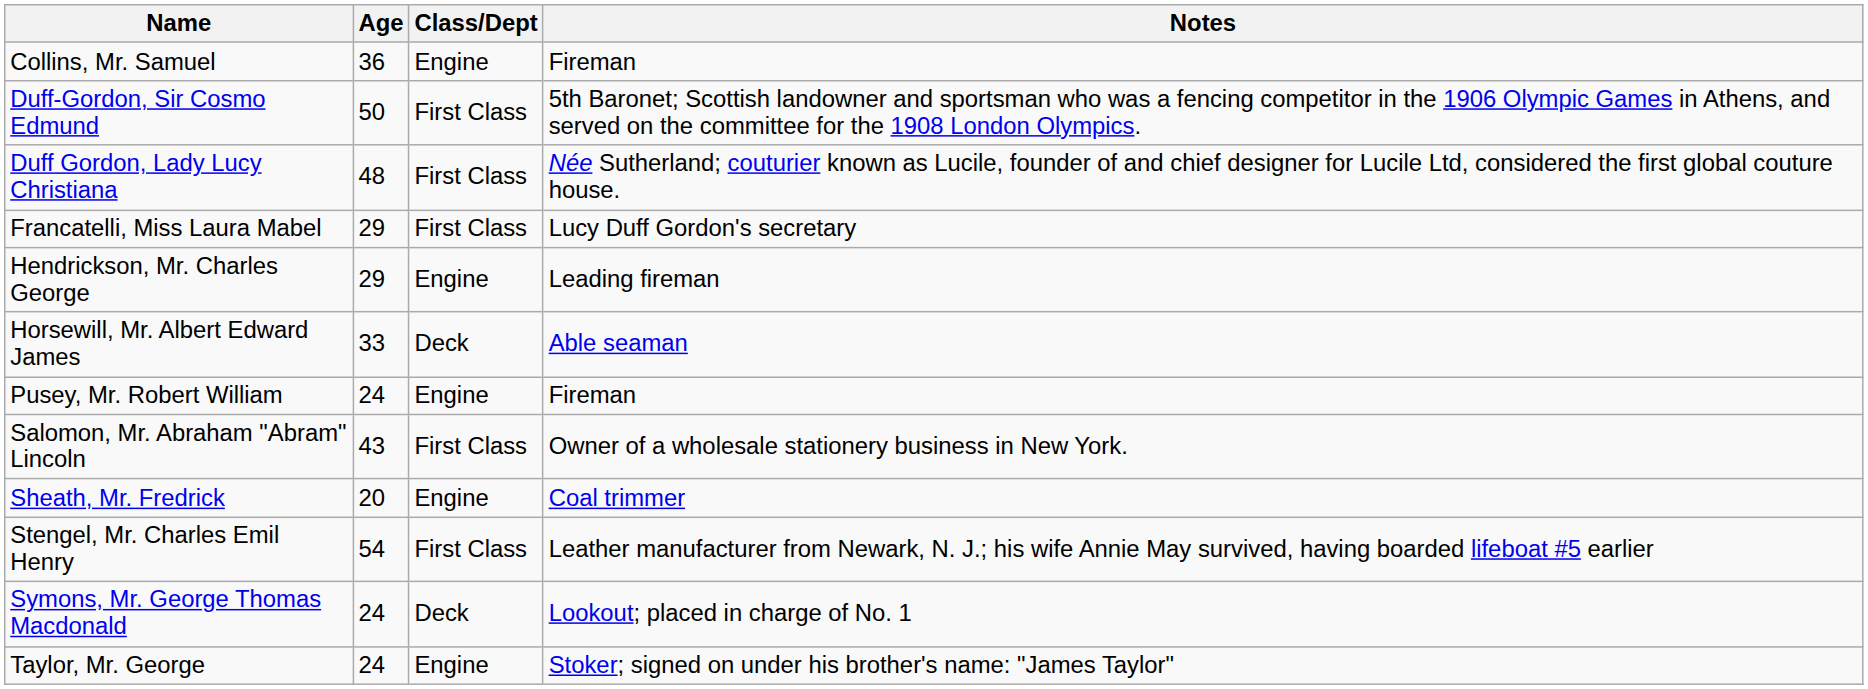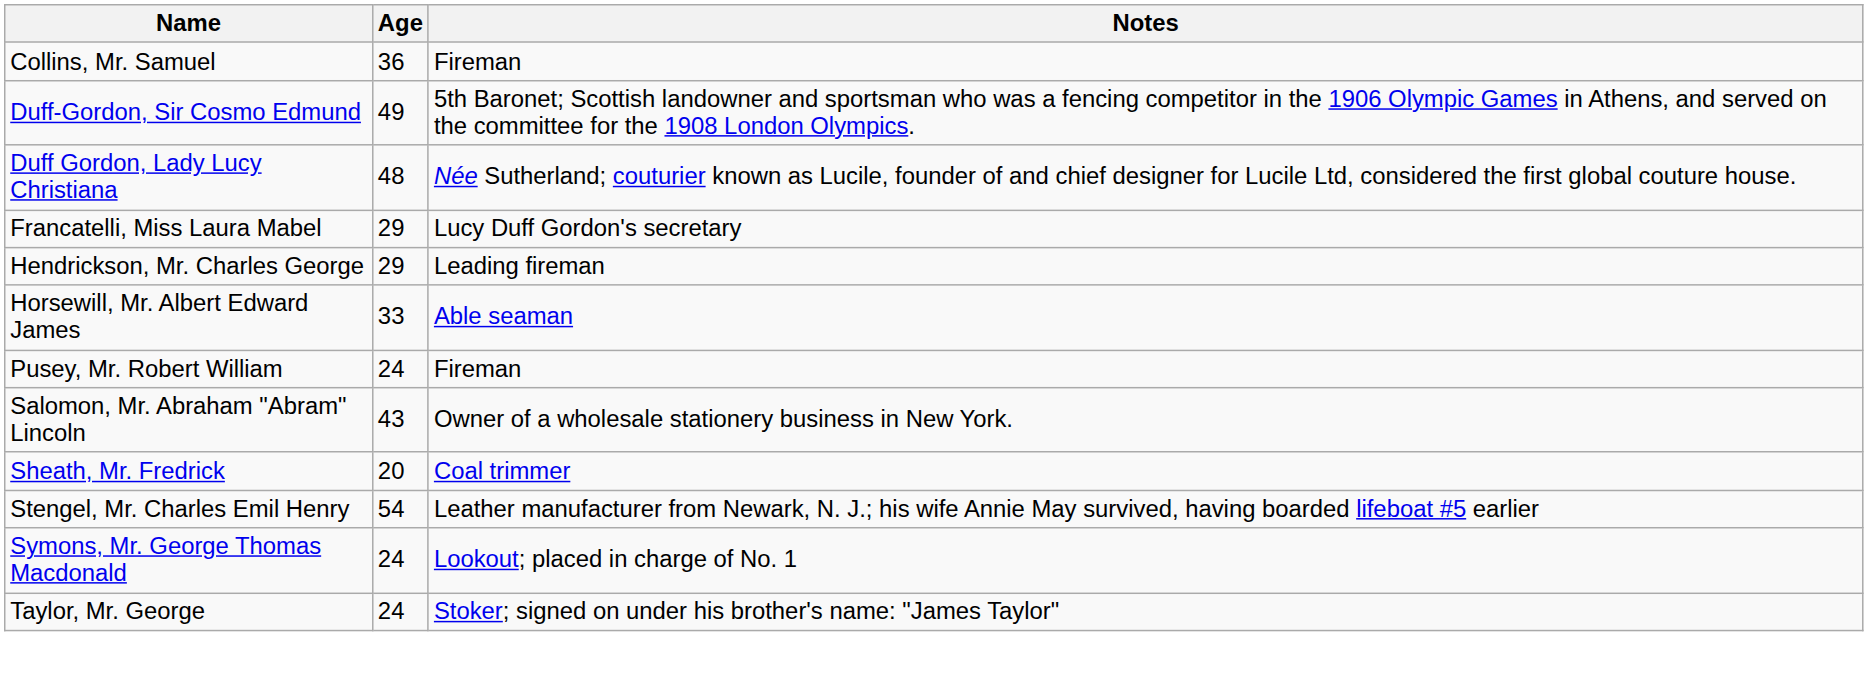- column: (476, 23)
(372, 112) 50 -> (391, 112) 49
